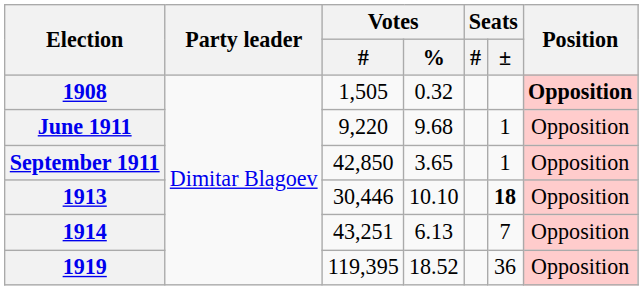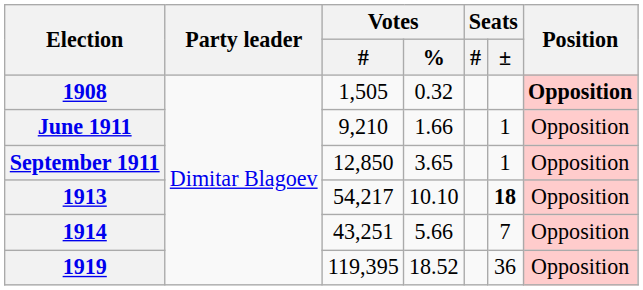(363, 127) 9,220 -> (363, 127) 9,210
(434, 127) 9.68 -> (434, 127) 1.66
(363, 162) 42,850 -> (363, 162) 12,850
(363, 197) 30,446 -> (363, 197) 54,217
(434, 232) 6.13 -> (434, 232) 5.66
